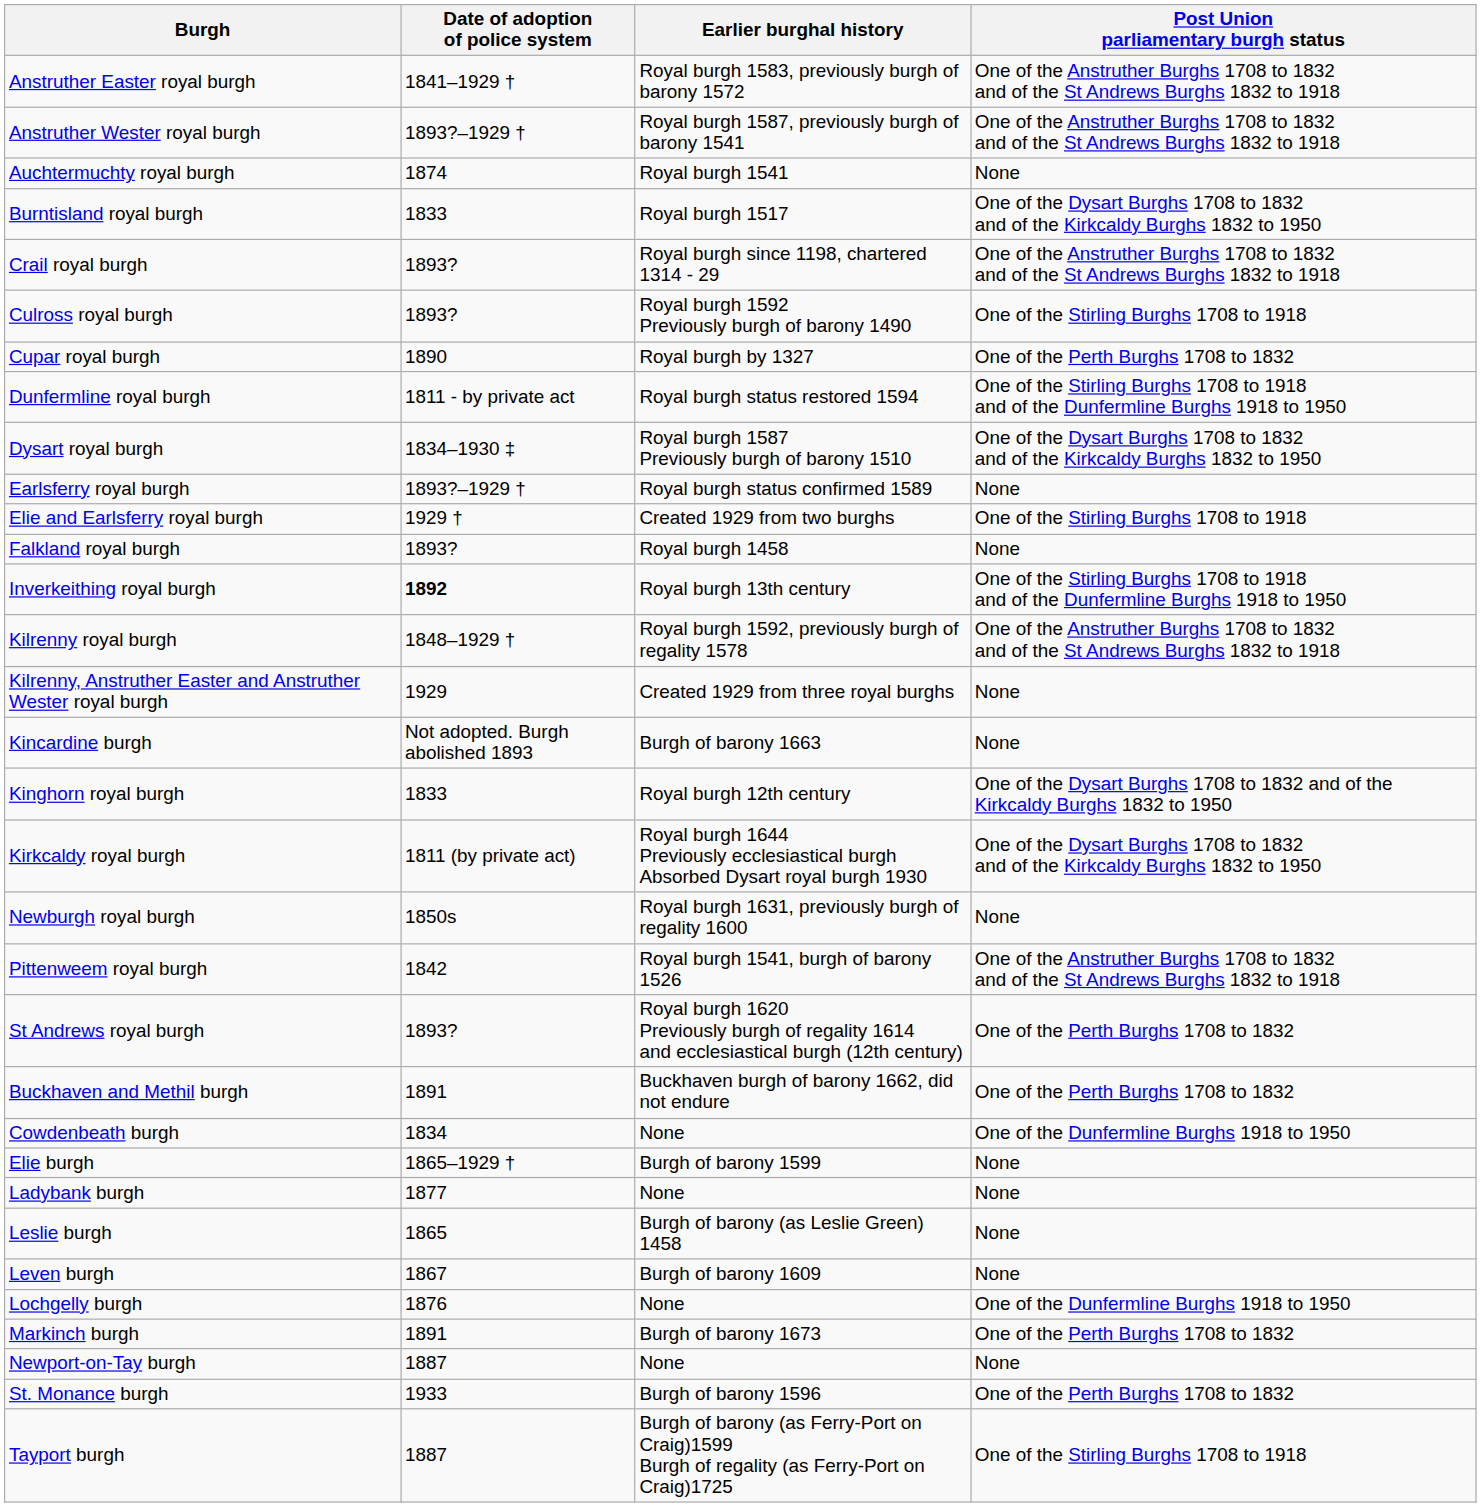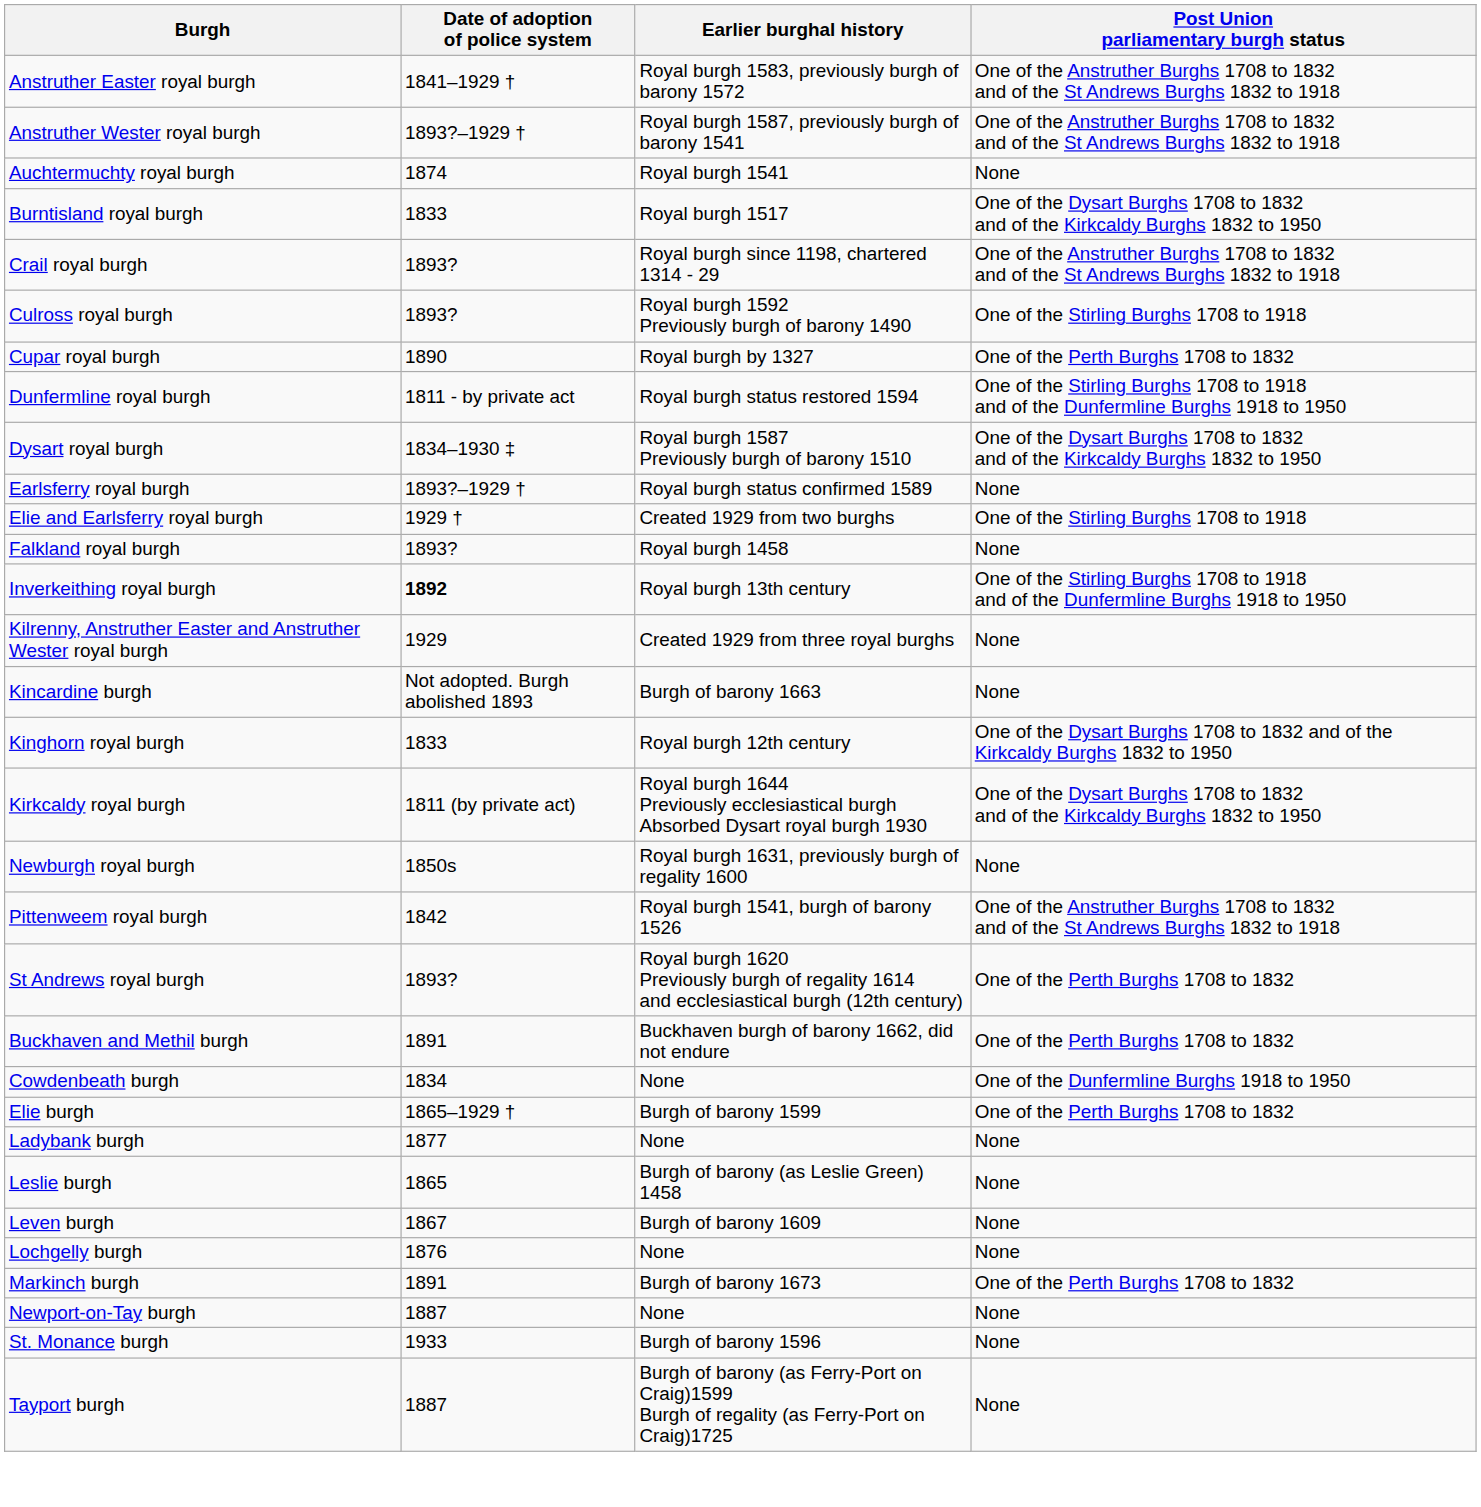- row: (93, 640)
(997, 1162) None -> (1134, 1111) One of the Perth Burghs 1708 to 1832
(1163, 1303) One of the Dunfermline Burghs 1918 to 1950 -> (997, 1252) None
(1134, 1393) One of the Perth Burghs 1708 to 1832 -> (997, 1342) None
(1141, 1455) One of the Stirling Burghs 1708 to 1918 -> (997, 1404) None
